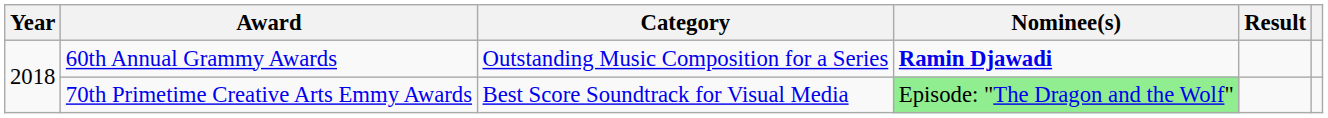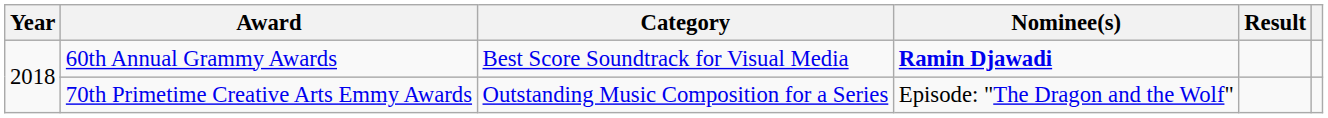(685, 58) Outstanding Music Composition for a Series -> (666, 58) Best Score Soundtrack for Visual Media
(666, 94) Best Score Soundtrack for Visual Media -> (685, 94) Outstanding Music Composition for a Series
(1066, 94) lightgreen background -> (1066, 94) no background
